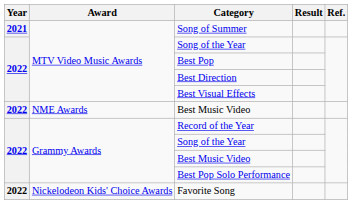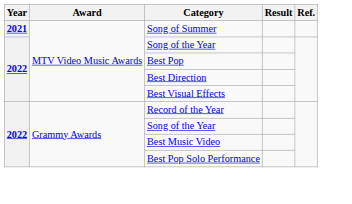- row: (60, 110)
- row: (102, 191)
